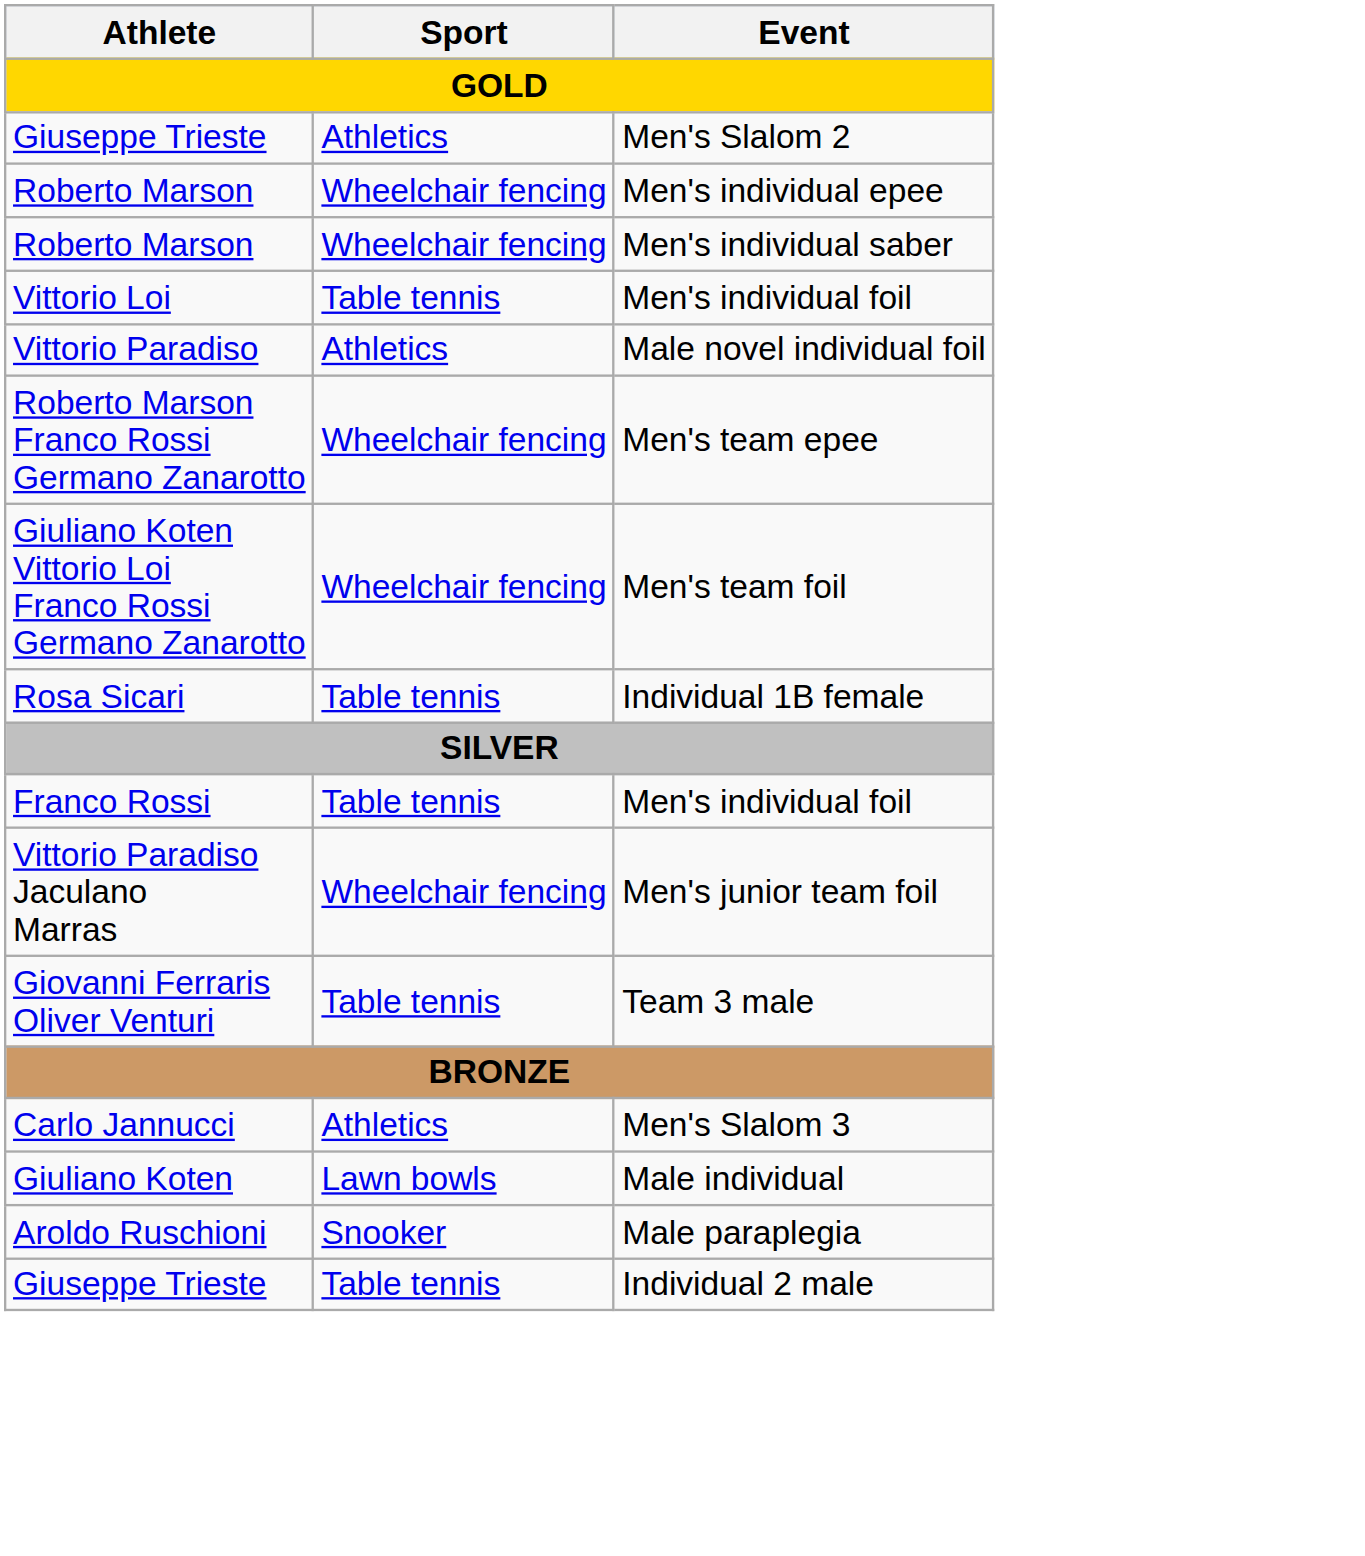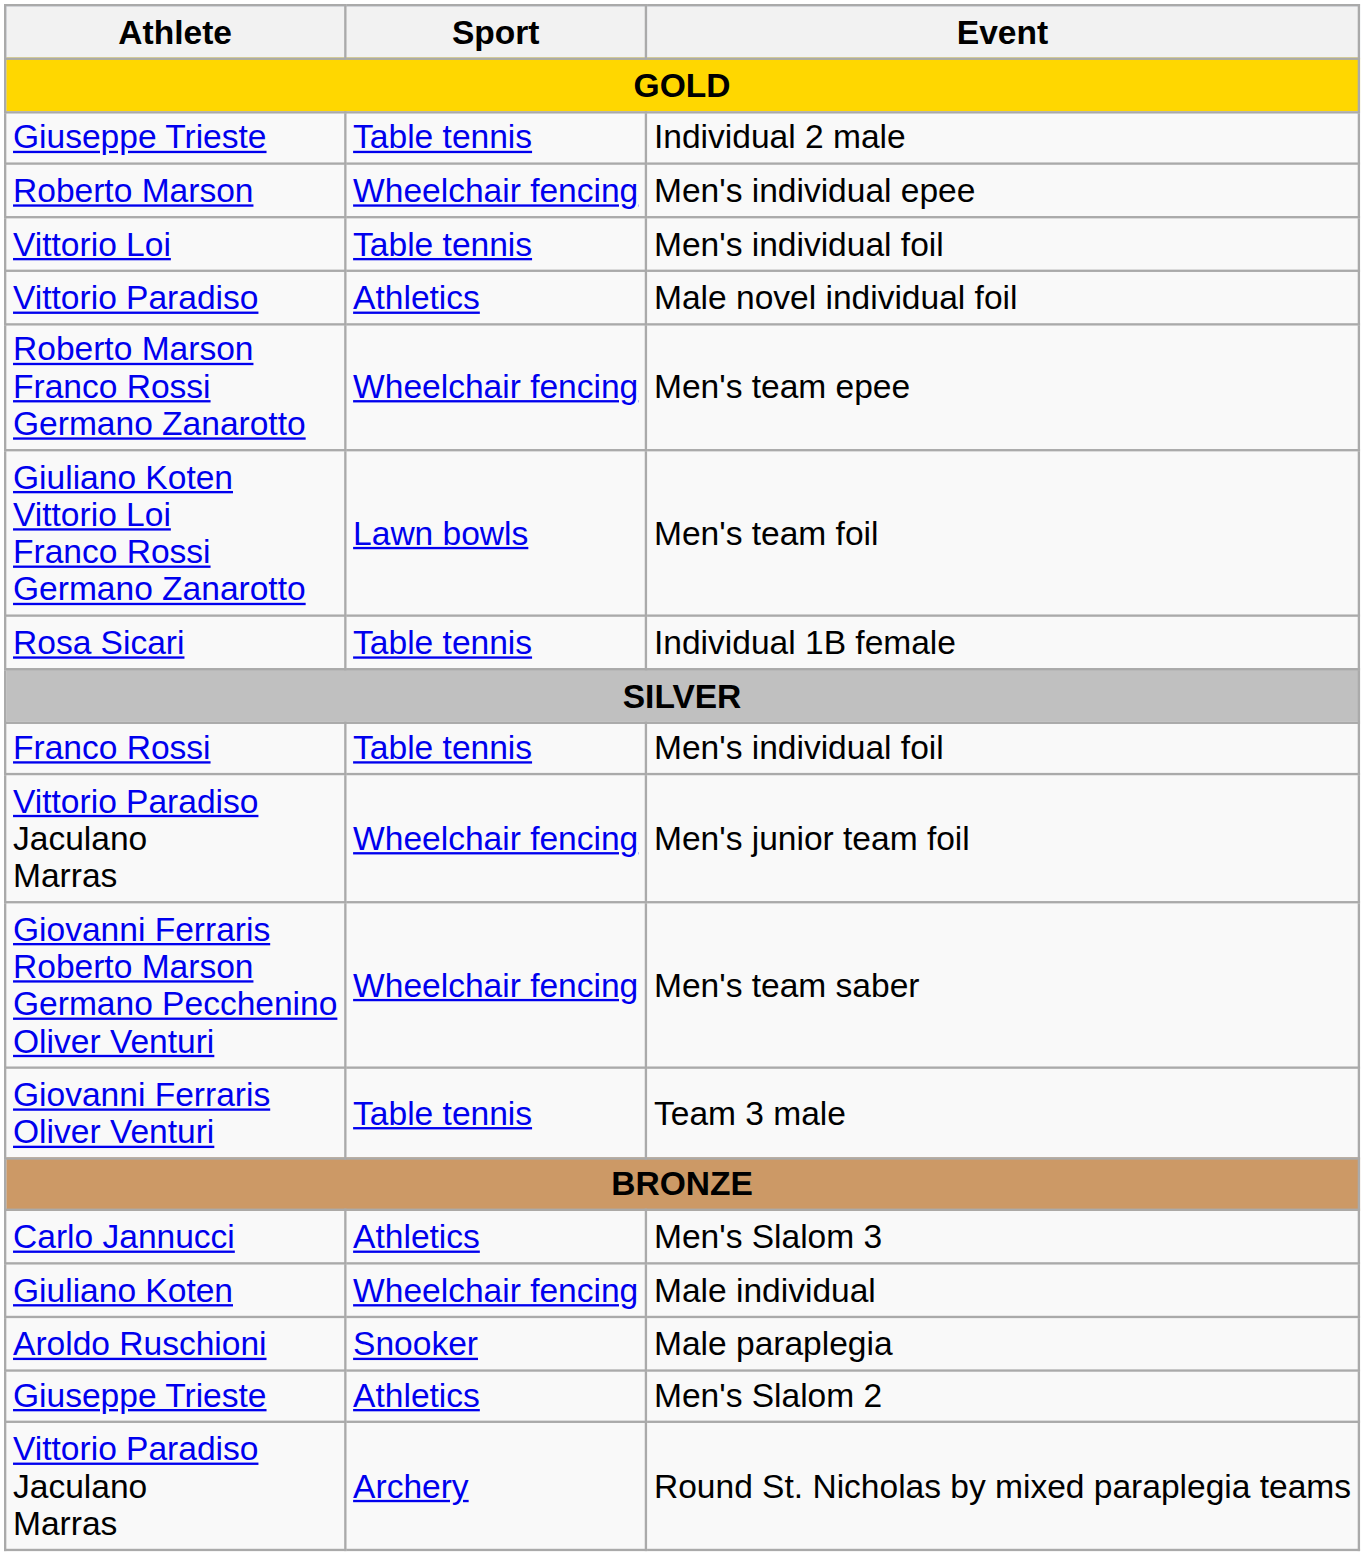rows swapped: (140, 138) <-> (140, 1284)
- row: (133, 244)
(464, 587) Wheelchair fencing -> (441, 534) Lawn bowls
+ row: (175, 985)
(409, 1178) Lawn bowls -> (496, 1290) Wheelchair fencing
+ row: (136, 1487)
